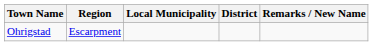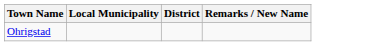- column: (95, 13)
